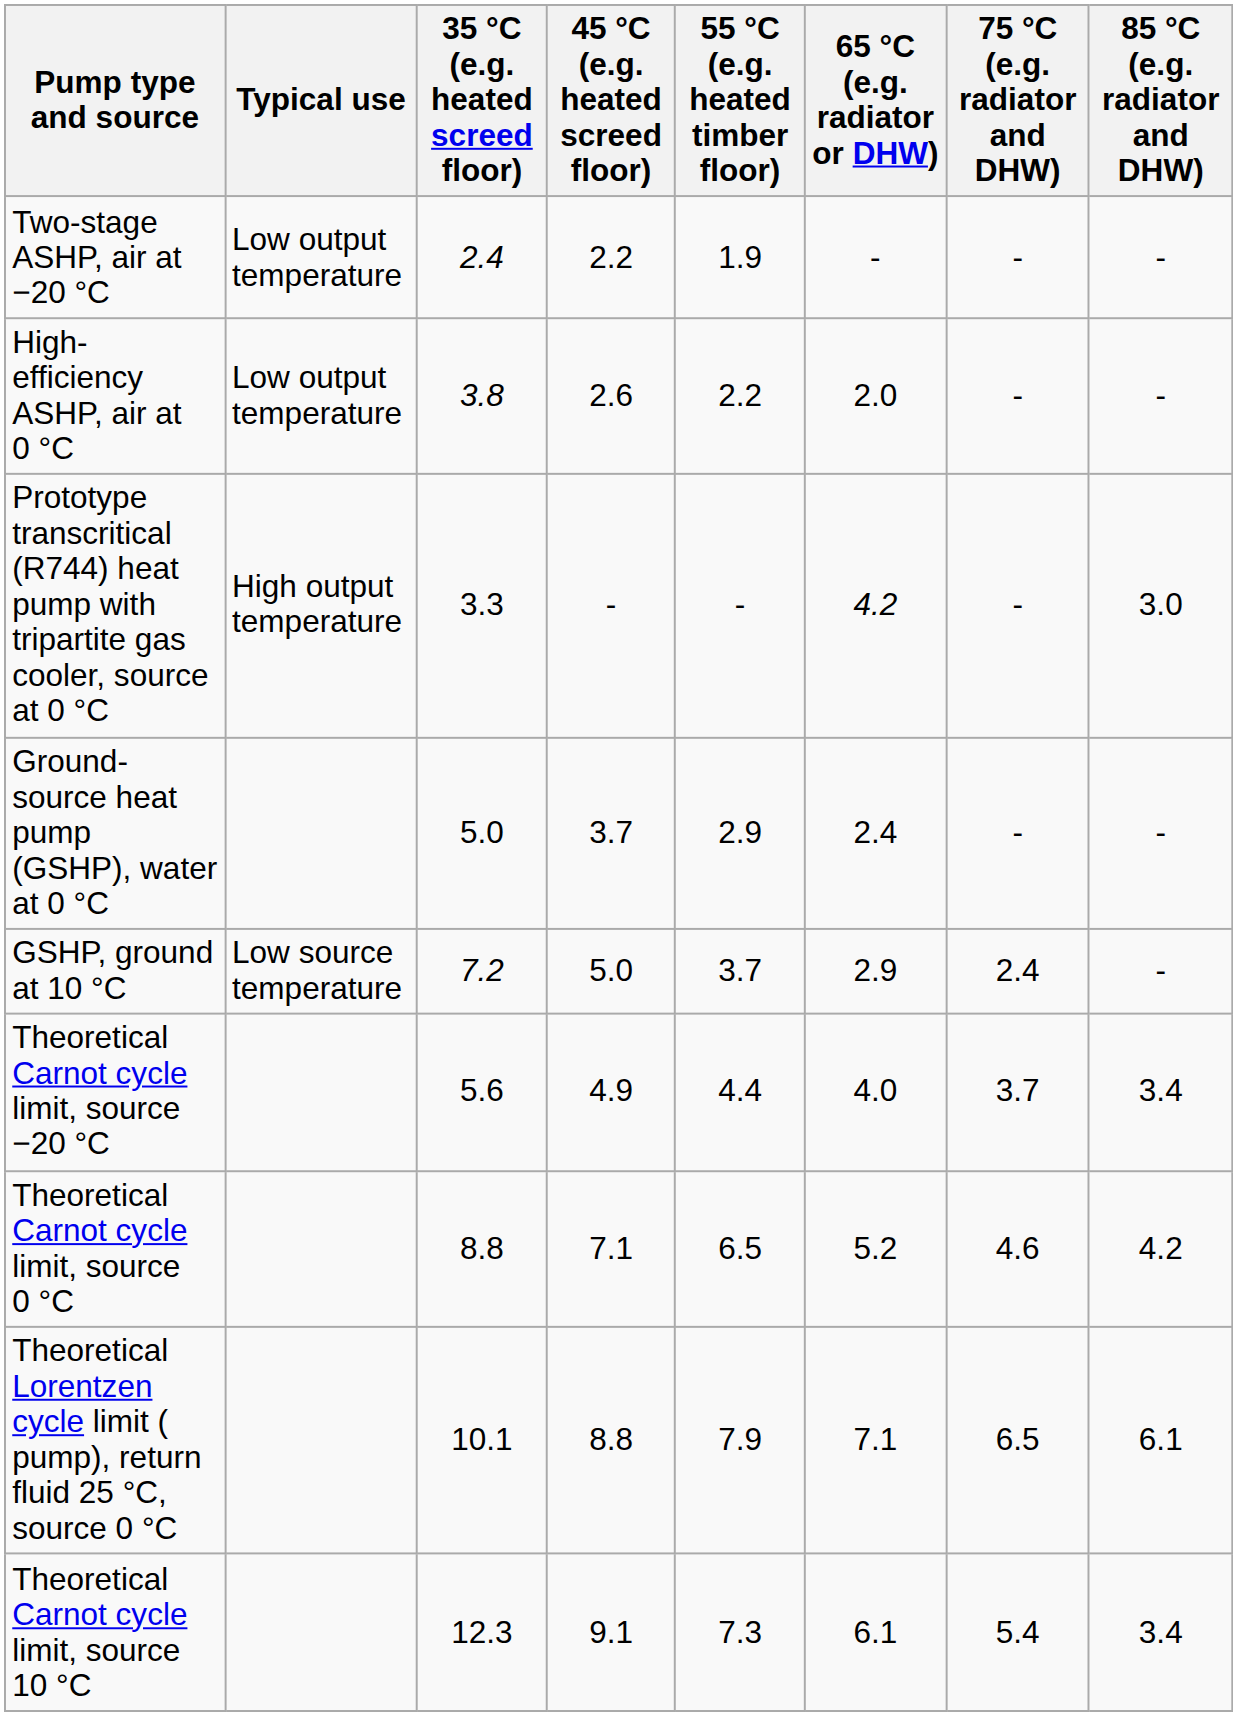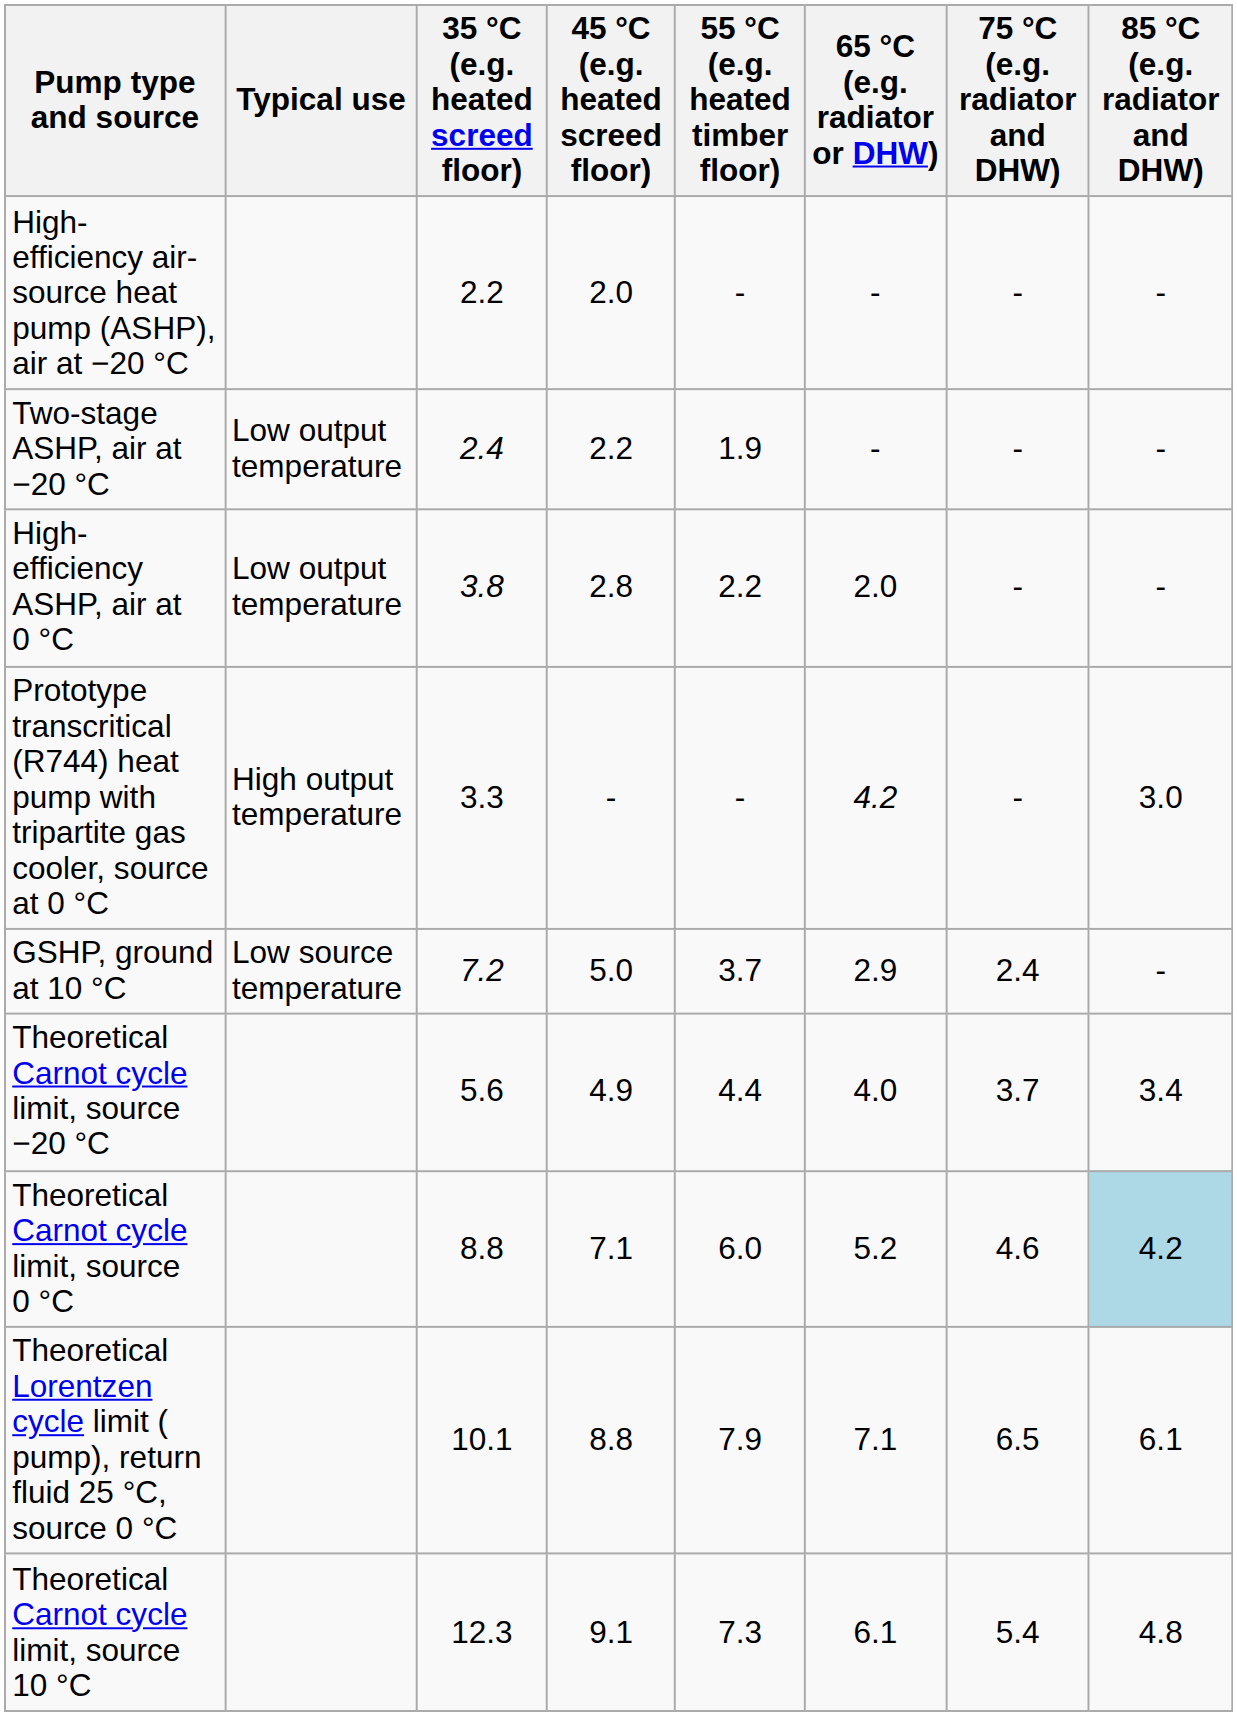+ row: (114, 292)
(611, 395) 2.6 -> (611, 587) 2.8
- row: (115, 832)
(740, 1248) 6.5 -> (740, 1248) 6.0
(1161, 1248) no background -> (1161, 1248) lightblue background
(1161, 1631) 3.4 -> (1161, 1631) 4.8
